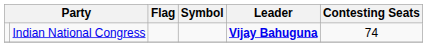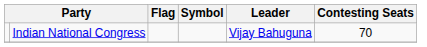(273, 32) bold -> (270, 32) normal
(371, 32) 74 -> (366, 32) 70
